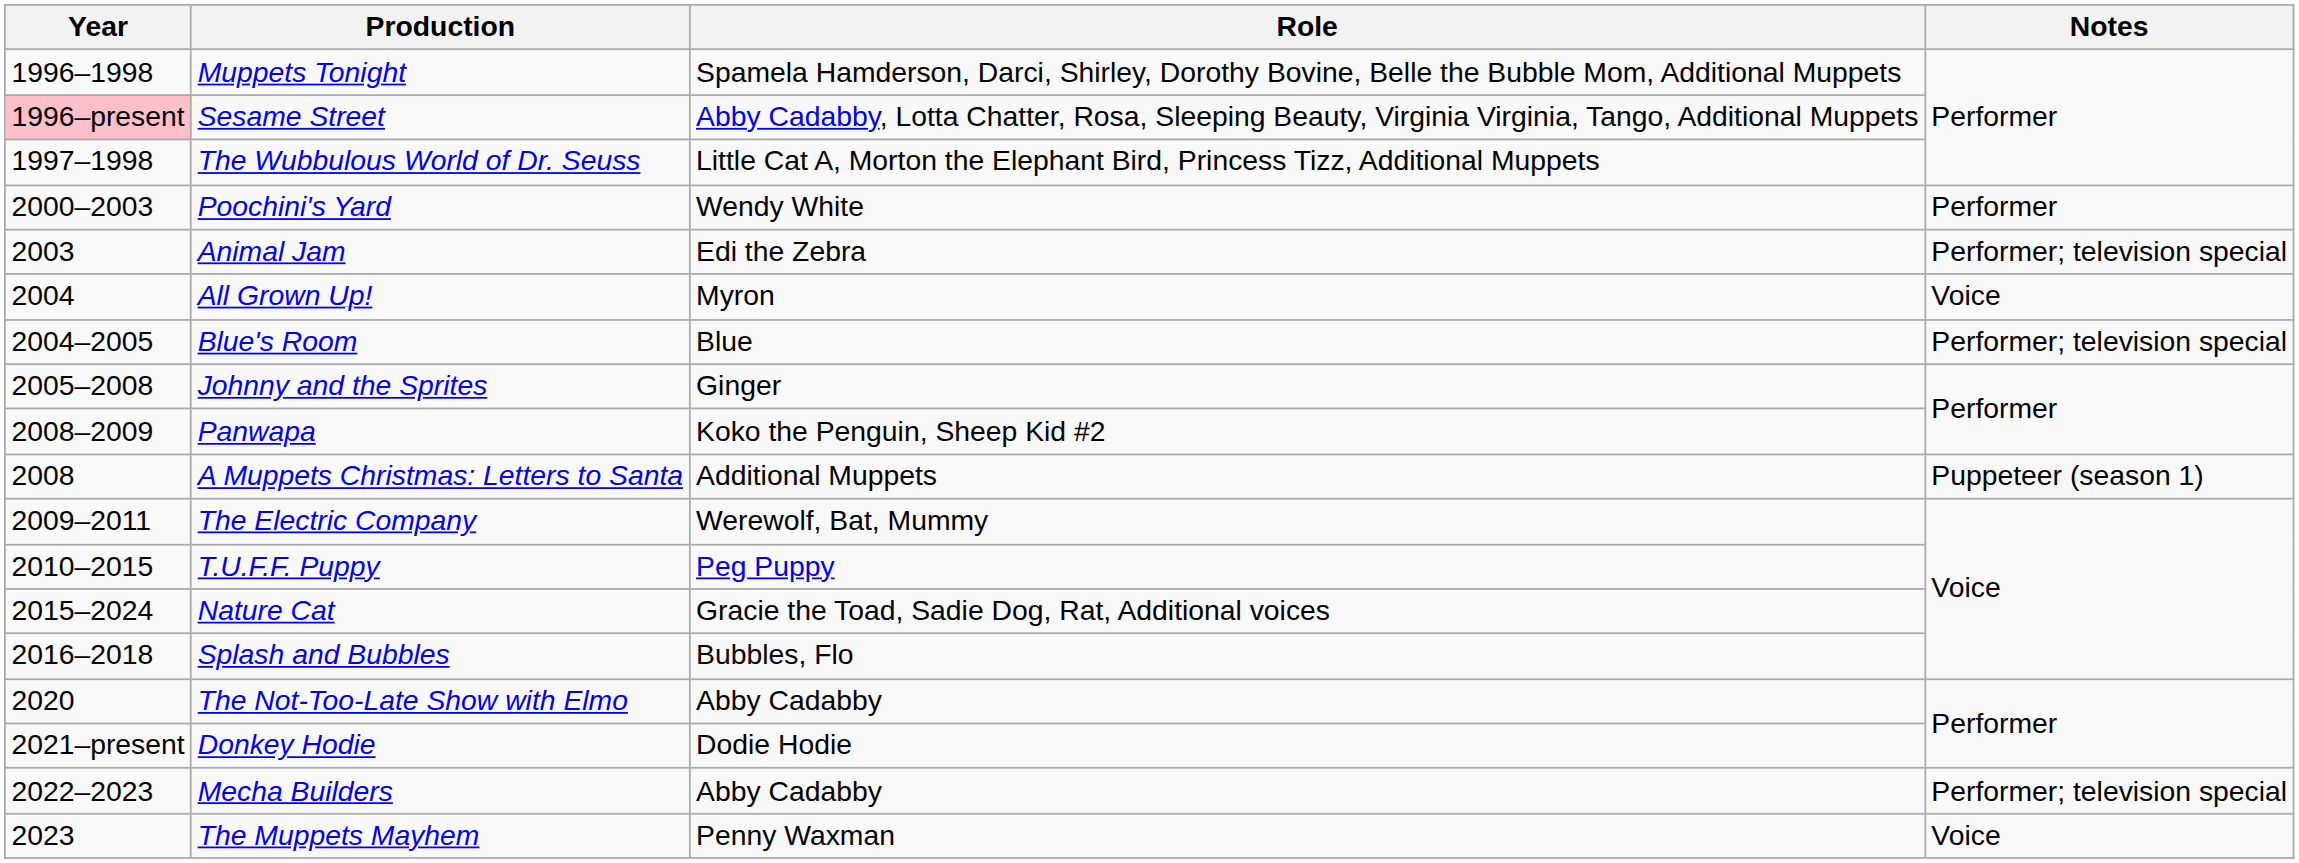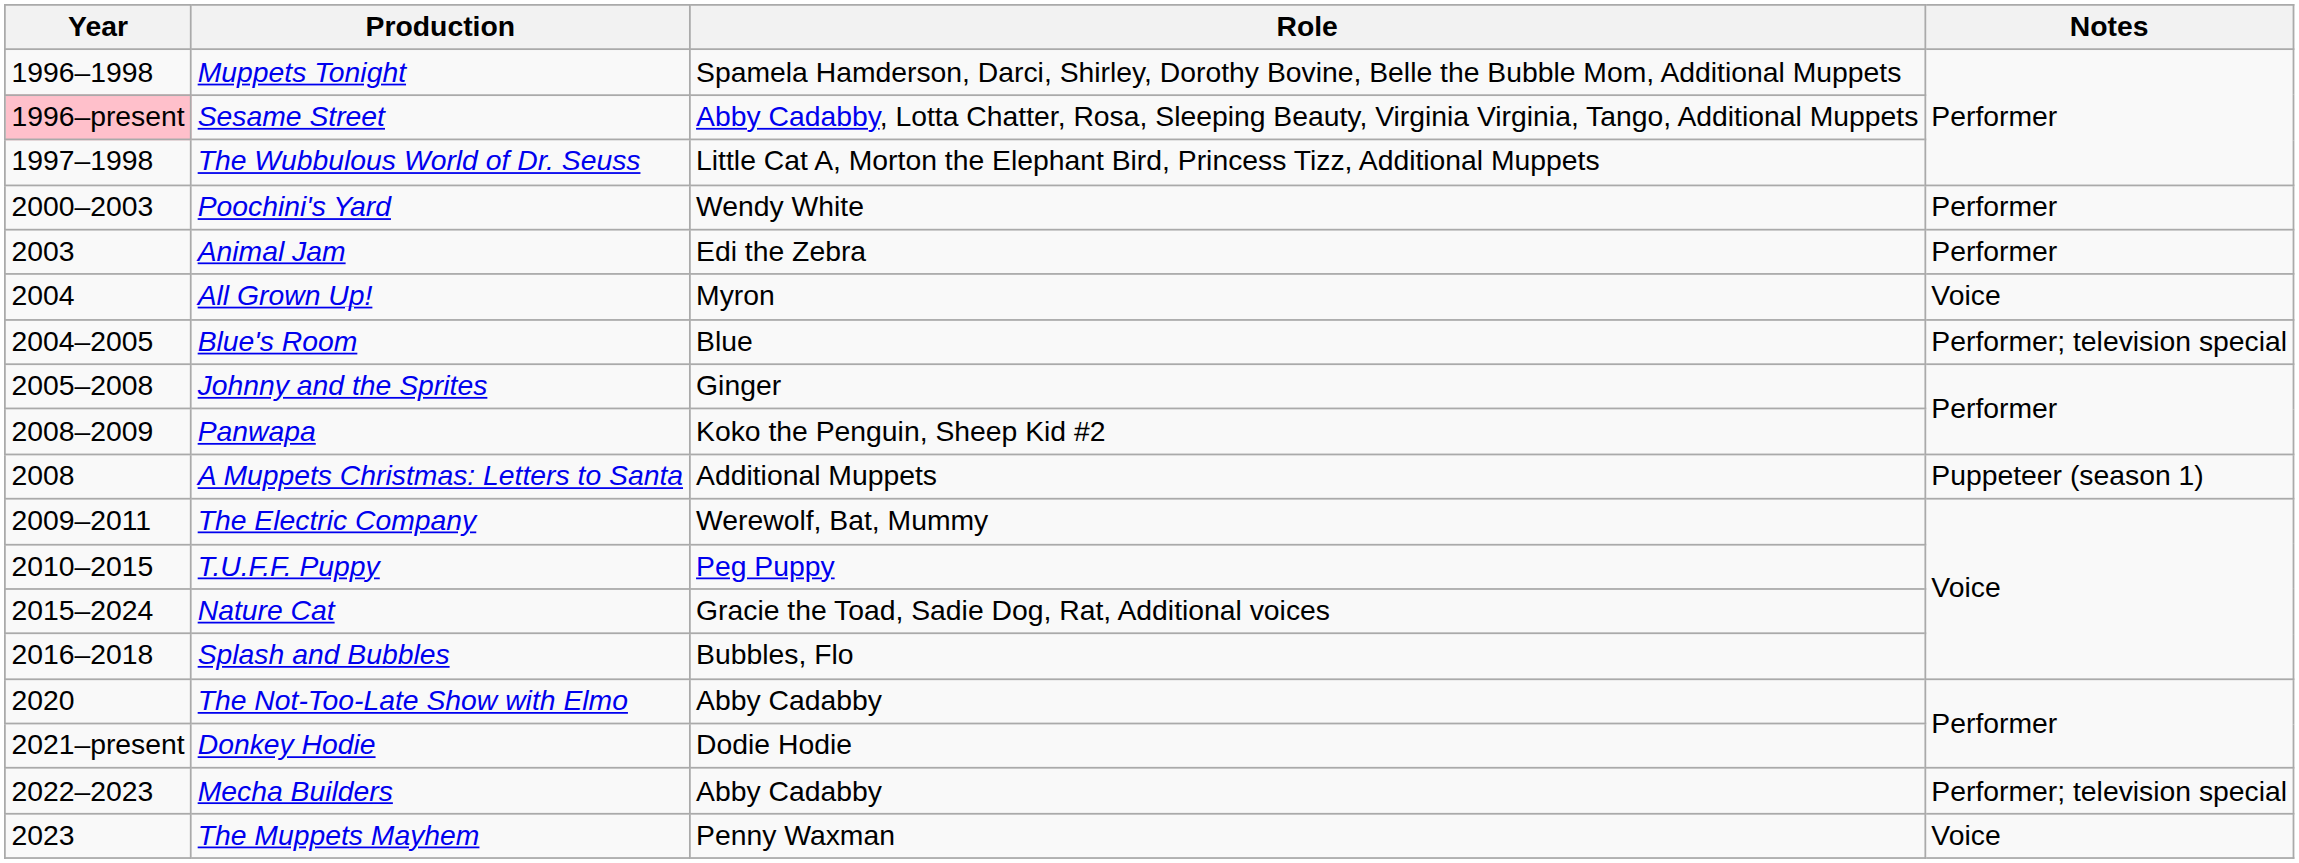(2109, 251) Performer; television special -> (1994, 251) Performer
